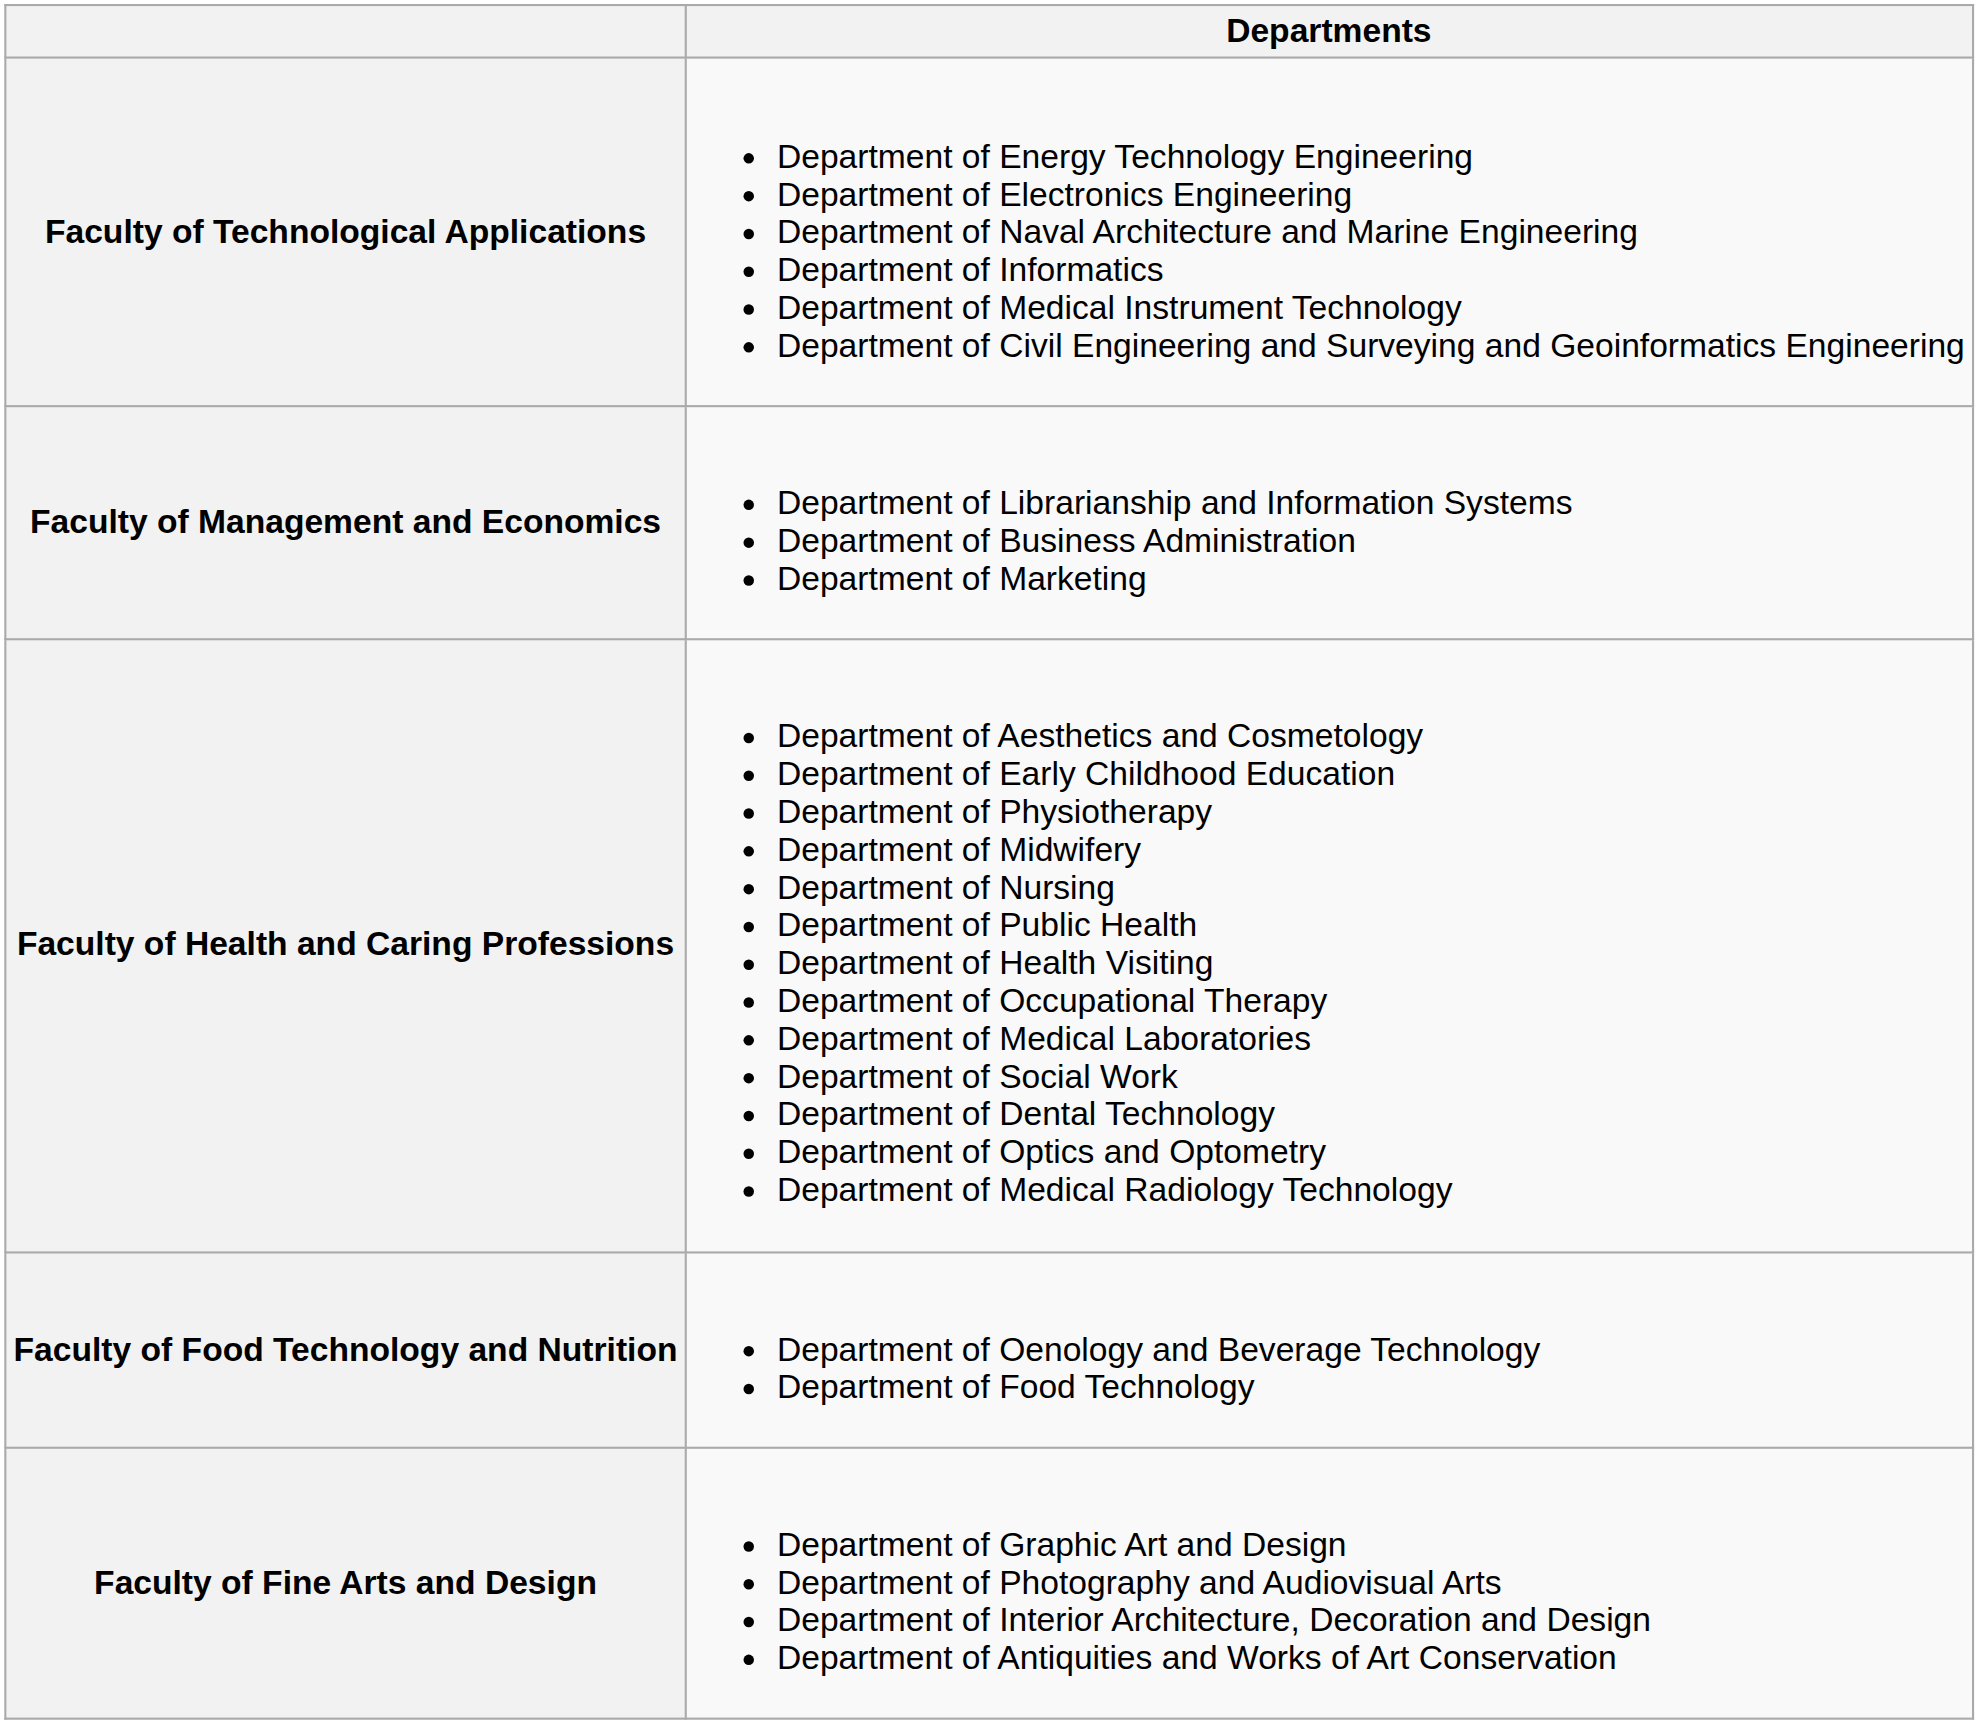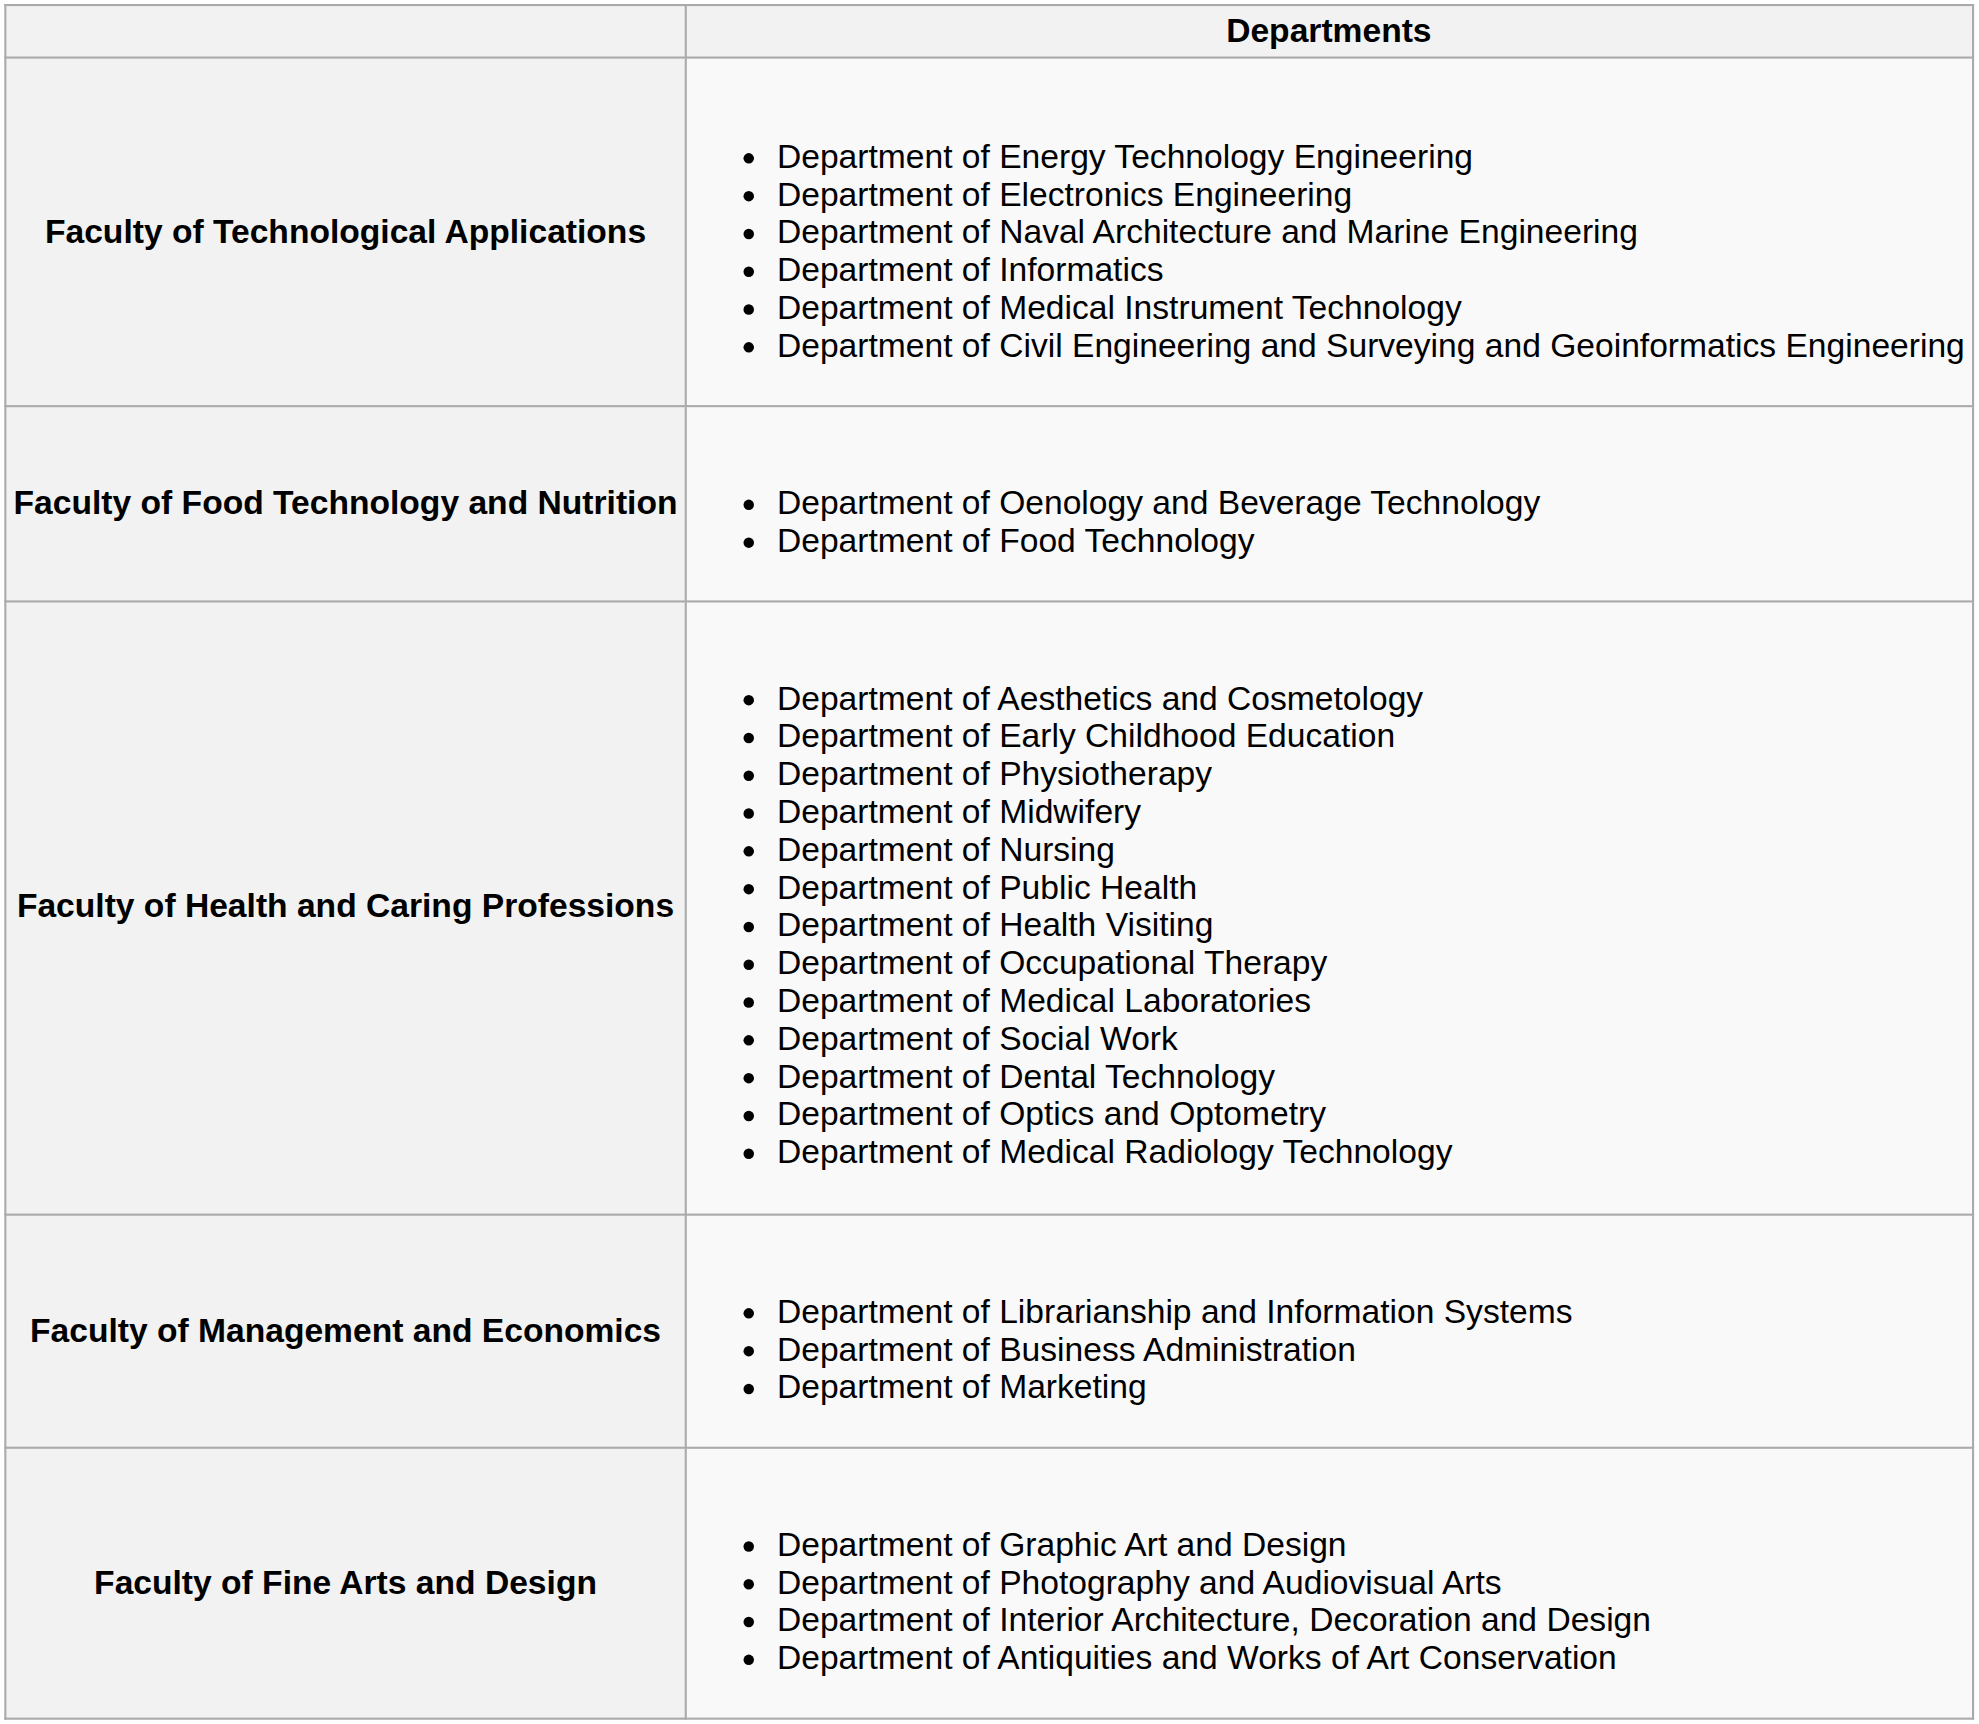rows swapped: (346, 1348) <-> (346, 522)
